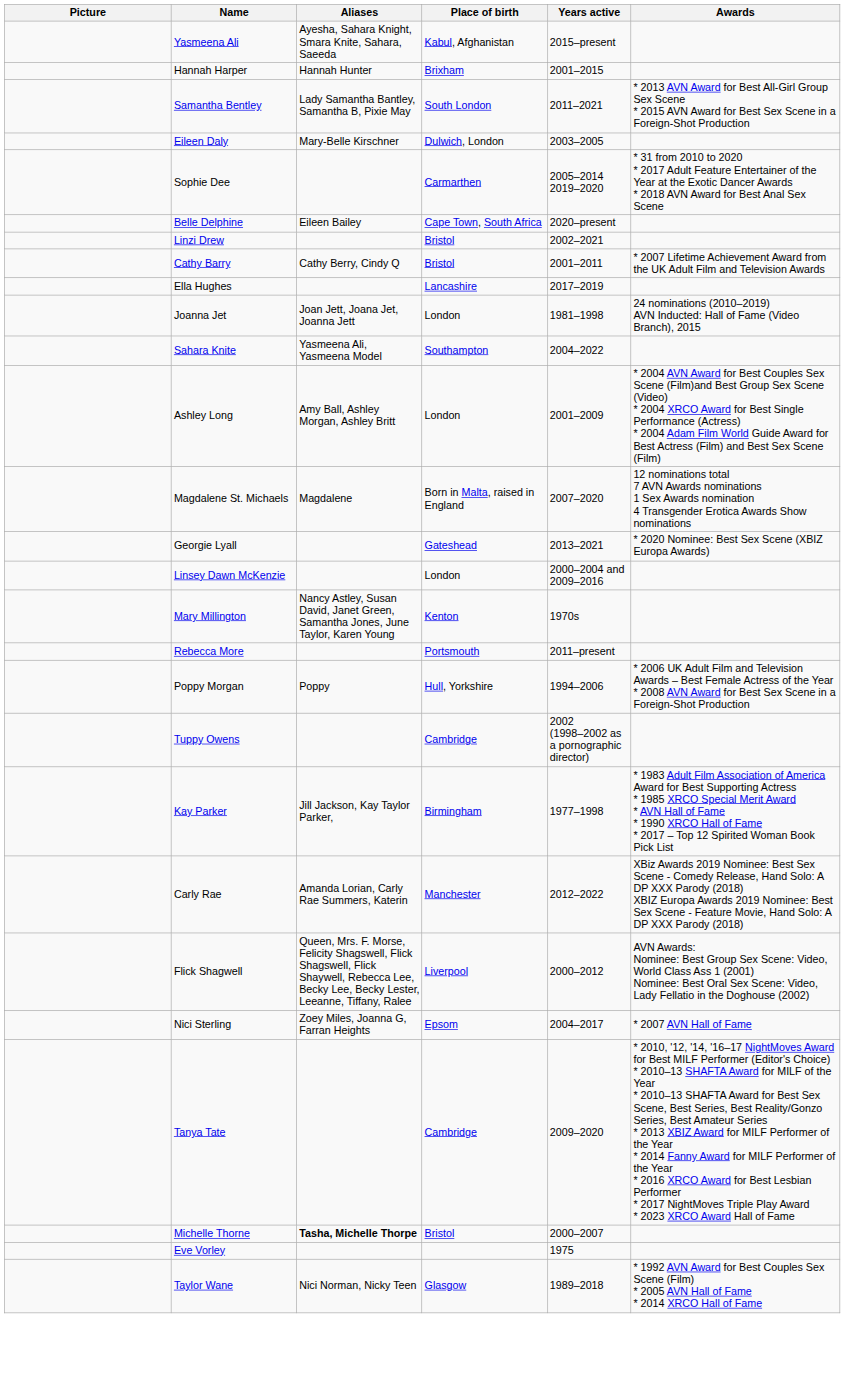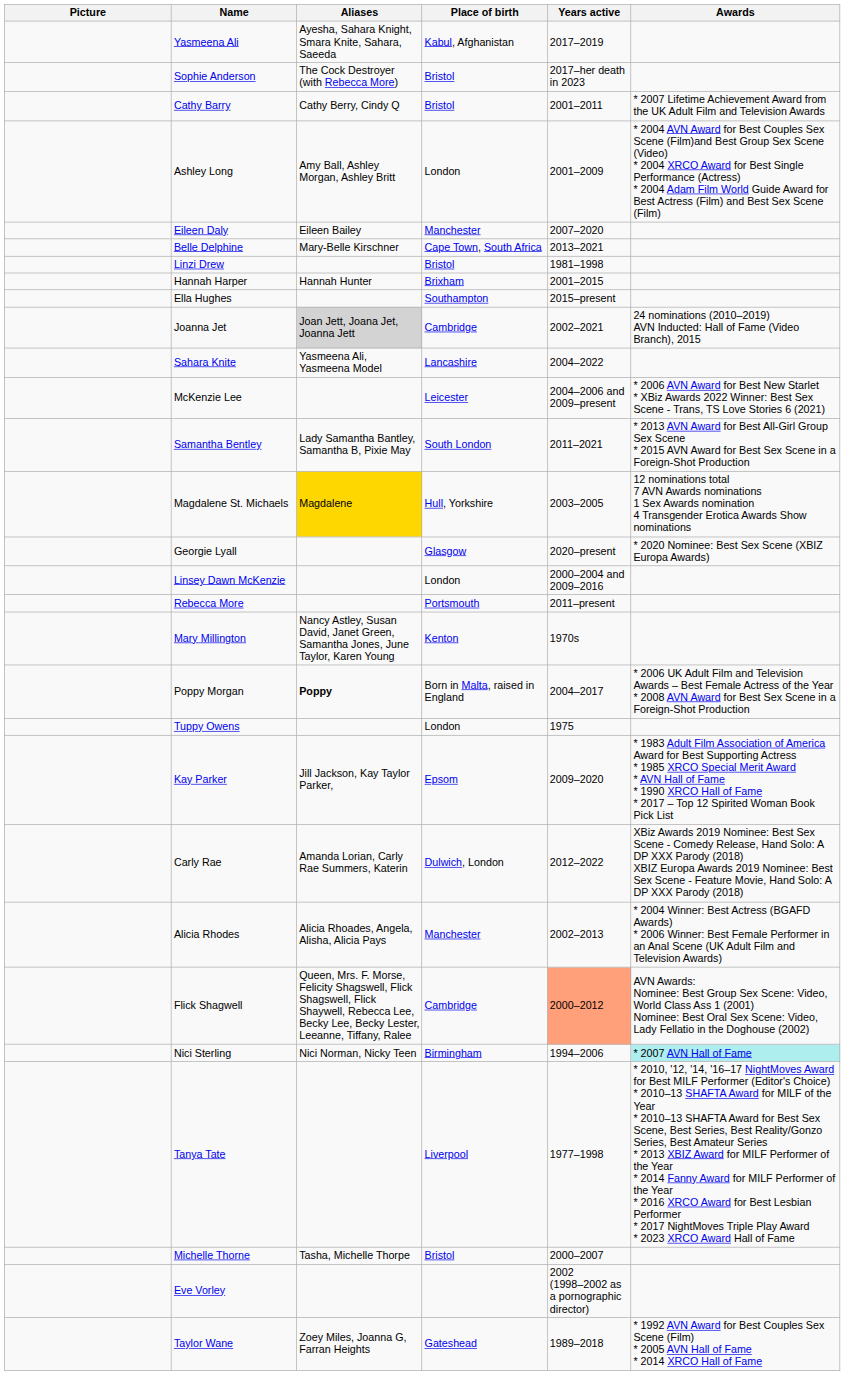(583, 42) 2015–present -> (577, 42) 2017–2019
+ row: (215, 77)
rows swapped: (202, 263) <-> (211, 71)
rows swapped: (218, 106) <-> (203, 416)
(349, 141) Mary-Belle Kirschner -> (330, 230) Eileen Bailey
(464, 141) Dulwich, London -> (453, 230) Manchester
(577, 141) 2003–2005 -> (577, 230) 2007–2020
- row: (202, 182)
(330, 223) Eileen Bailey -> (349, 247) Mary-Belle Kirschner
(583, 223) 2020–present -> (577, 247) 2013–2021
(577, 240) 2002–2021 -> (577, 264) 1981–1998
(451, 286) Lancashire -> (456, 298) Southampton
(577, 286) 2017–2019 -> (583, 298) 2015–present
(349, 315) no background -> (349, 327) lightgrey background
(442, 315) London -> (451, 327) Cambridge
(577, 315) 1981–1998 -> (577, 327) 2002–2021
(456, 350) Southampton -> (451, 362) Lancashire
+ row: (208, 397)
(326, 499) no background -> (326, 504) gold background
(479, 499) Born in Malta, raised in England -> (459, 504) Hull, Yorkshire
(577, 499) 2007–2020 -> (577, 504) 2003–2005
(451, 546) Gateshead -> (445, 551) Glasgow
(577, 546) 2013–2021 -> (583, 551) 2020–present
rows swapped: (210, 616) <-> (209, 651)
(314, 686) normal -> (316, 691) bold
(459, 686) Hull, Yorkshire -> (479, 691) Born in Malta, raised in England
(577, 686) 1994–2006 -> (577, 691) 2004–2017
(451, 740) Cambridge -> (442, 726) London
(586, 740) 2002 (1998–2002 as a pornographic director) -> (562, 726) 1975
(453, 811) Birmingham -> (441, 780) Epsom
(577, 811) 1977–1998 -> (577, 780) 2009–2020
(453, 894) Manchester -> (464, 863) Dulwich, London
+ row: (207, 934)
(446, 971) Liverpool -> (451, 1005) Cambridge
(577, 971) no background -> (577, 1005) lightsalmon background
(353, 1025) Zoey Miles, Joanna G, Farran Heights -> (358, 1053) Nici Norman, Nicky Teen
(441, 1025) Epsom -> (453, 1053) Birmingham
(577, 1025) 2004–2017 -> (577, 1053) 1994–2006
(693, 1025) no background -> (693, 1053) paleturquoise background
(451, 1132) Cambridge -> (446, 1154) Liverpool
(577, 1132) 2009–2020 -> (577, 1154) 1977–1998
(358, 1233) bold -> (355, 1255) normal
(562, 1250) 1975 -> (586, 1291) 2002 (1998–2002 as a pornographic director)
(358, 1286) Nici Norman, Nicky Teen -> (353, 1344) Zoey Miles, Joanna G, Farran Heights
(445, 1286) Glasgow -> (451, 1344) Gateshead
